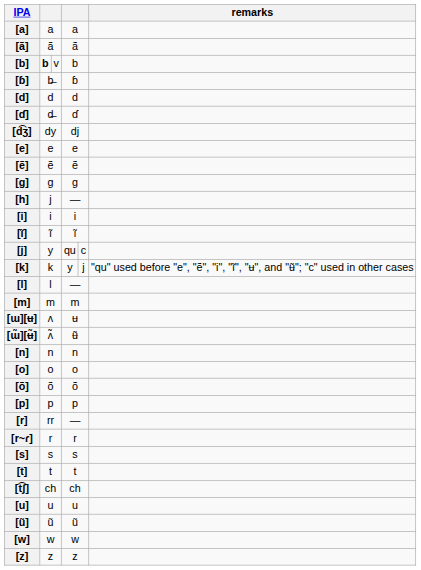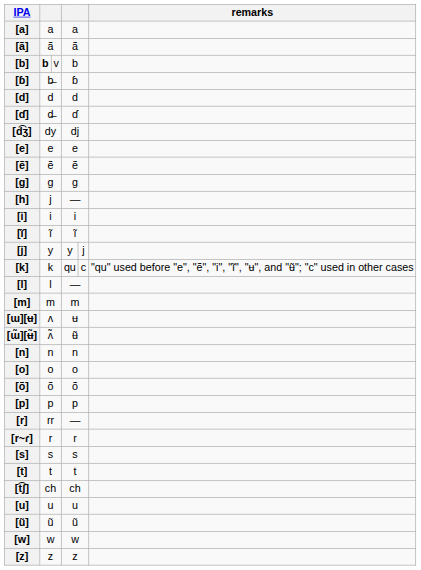(70, 251) qu -> (70, 251) y
(83, 251) c -> (83, 251) j
(70, 268) y -> (70, 268) qu
(83, 268) j -> (83, 268) c
